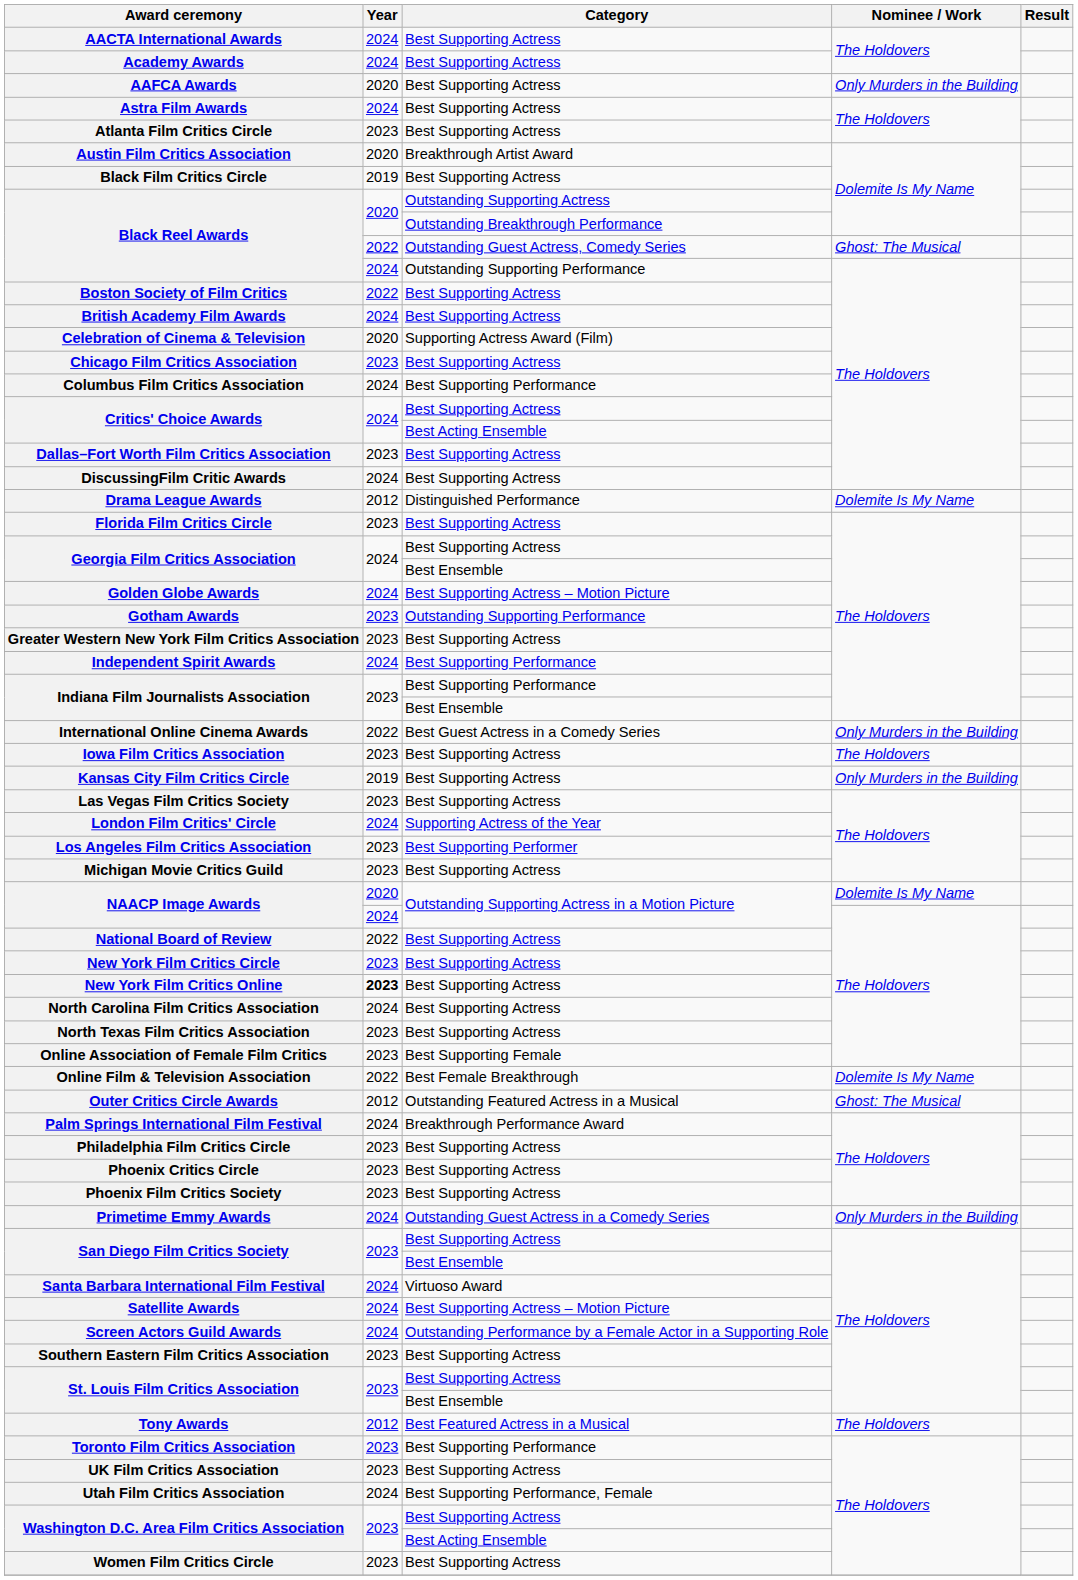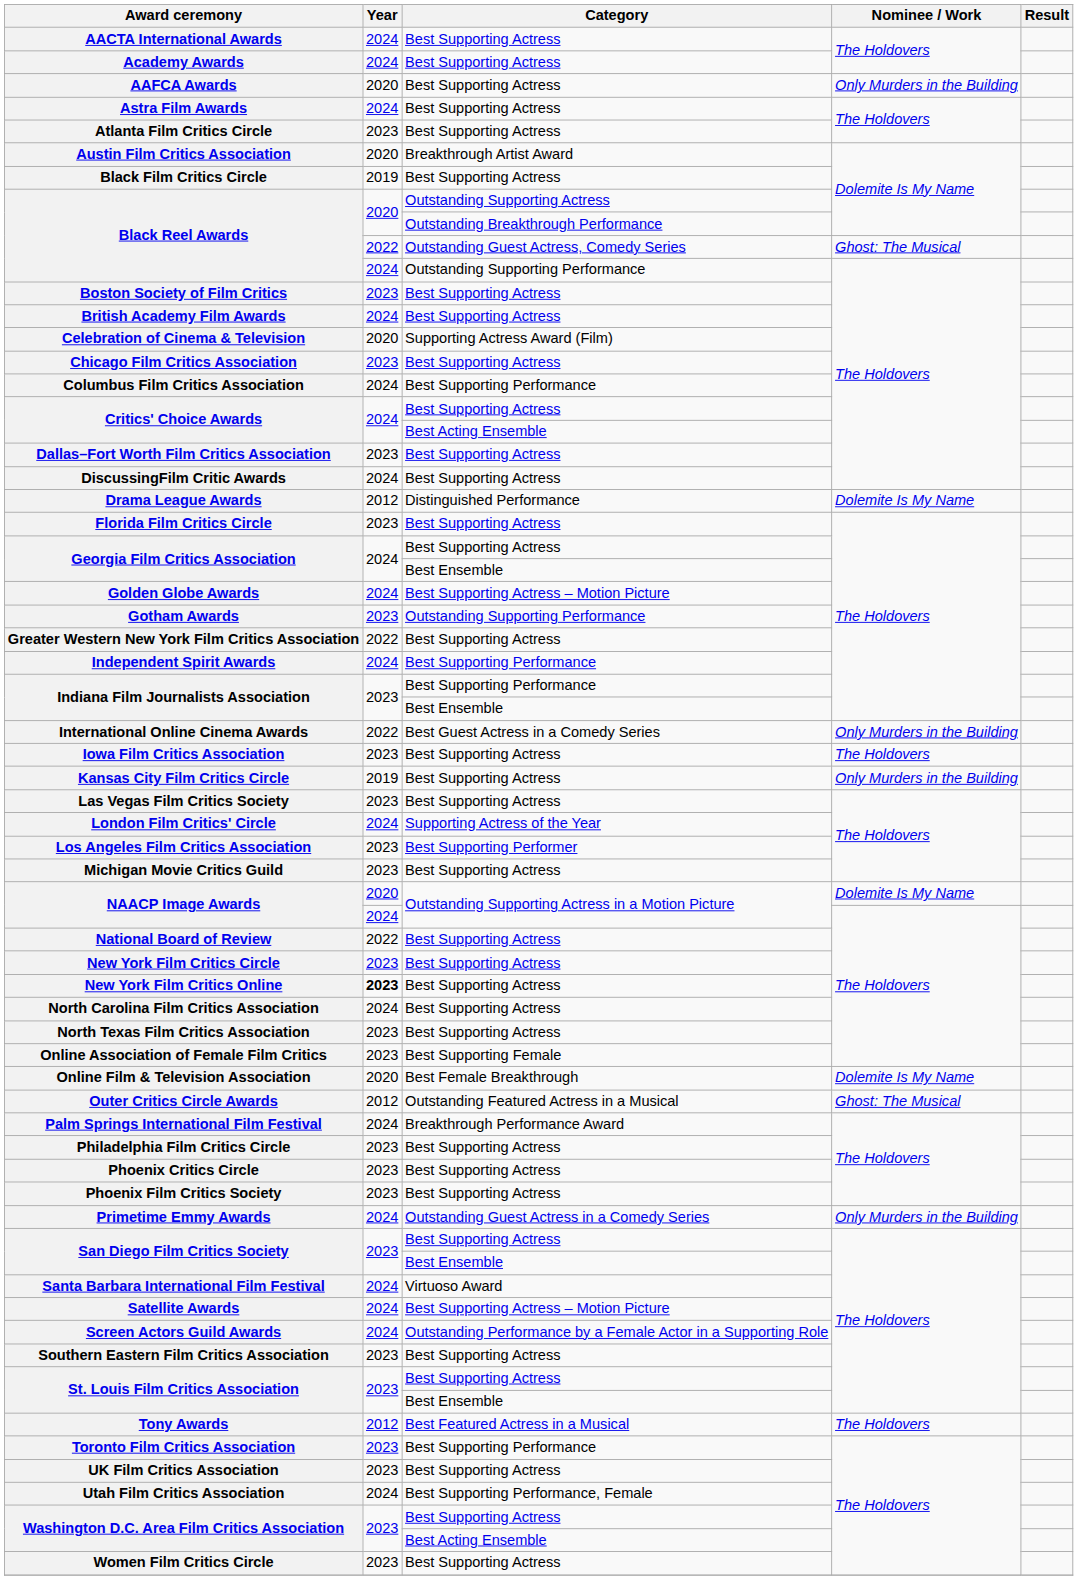(382, 293) 2022 -> (382, 293) 2023
(382, 639) 2023 -> (382, 639) 2022
(382, 1078) 2022 -> (382, 1078) 2020
